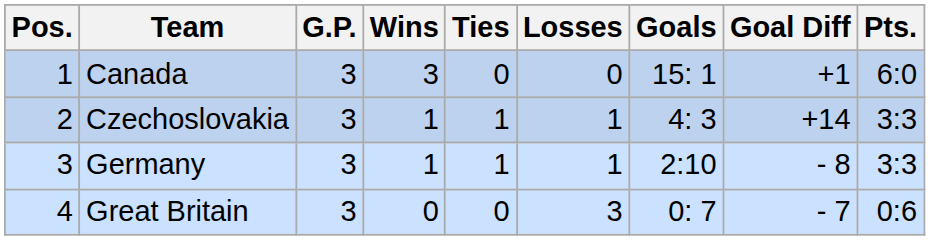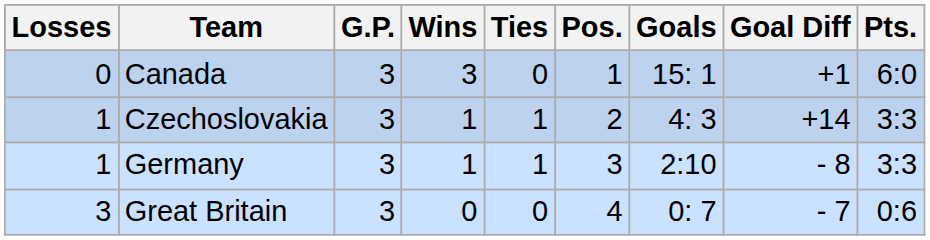columns swapped: (42, 27) <-> (573, 27)
